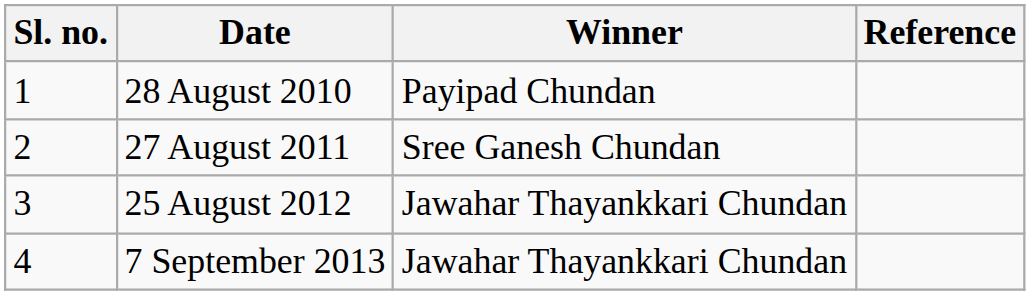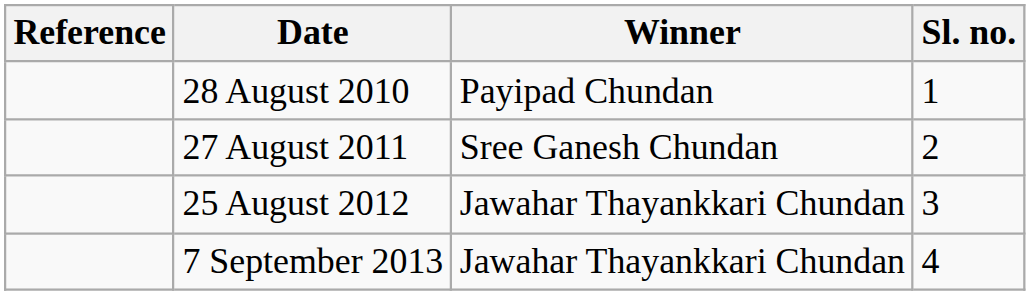columns swapped: (61, 32) <-> (940, 32)
